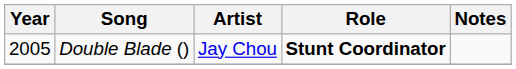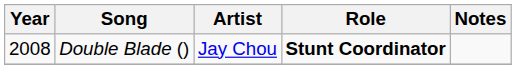(30, 49) 2005 -> (30, 49) 2008
